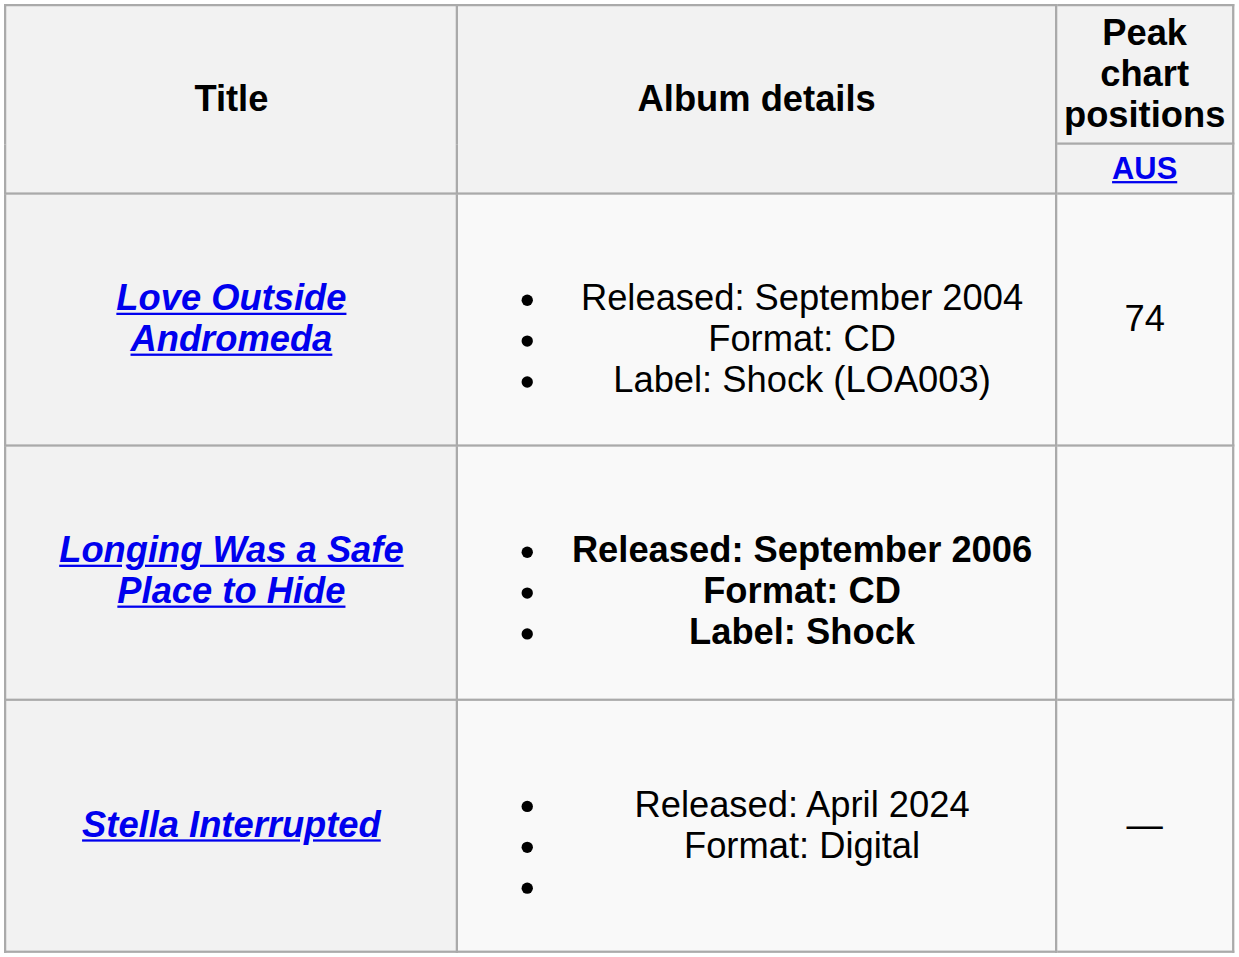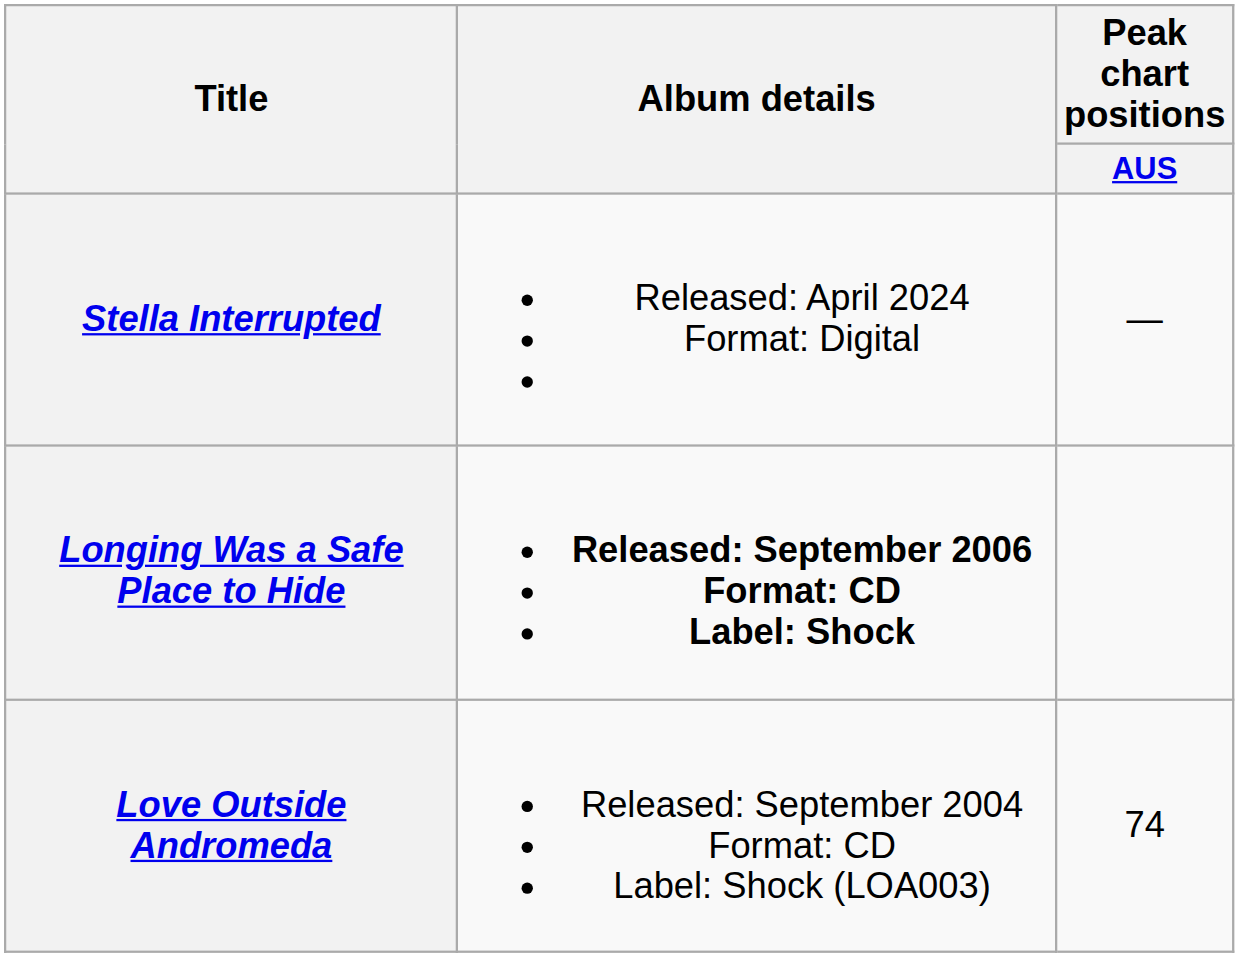rows swapped: (231, 318) <-> (231, 824)
